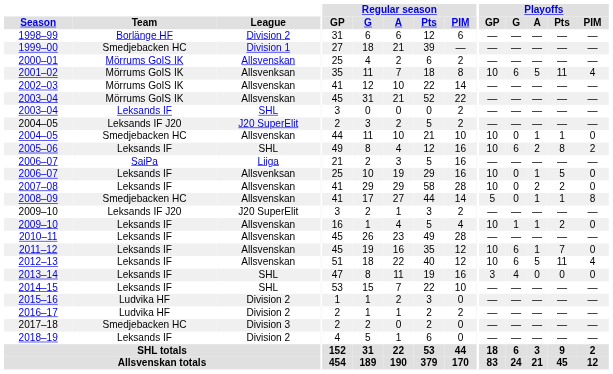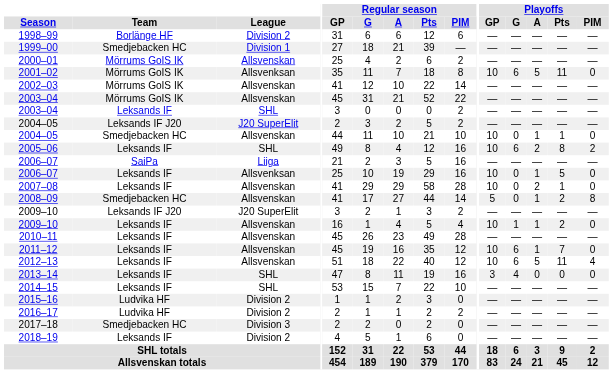(593, 73) 4 -> (593, 73) 0
(562, 186) 2 -> (562, 186) 1
(562, 199) 1 -> (562, 199) 2
